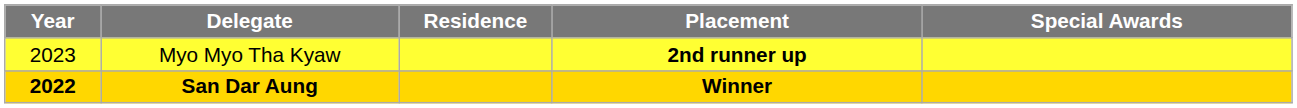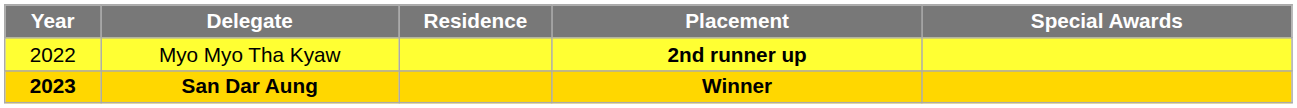(53, 54) 2023 -> (53, 54) 2022
(53, 87) 2022 -> (53, 87) 2023
